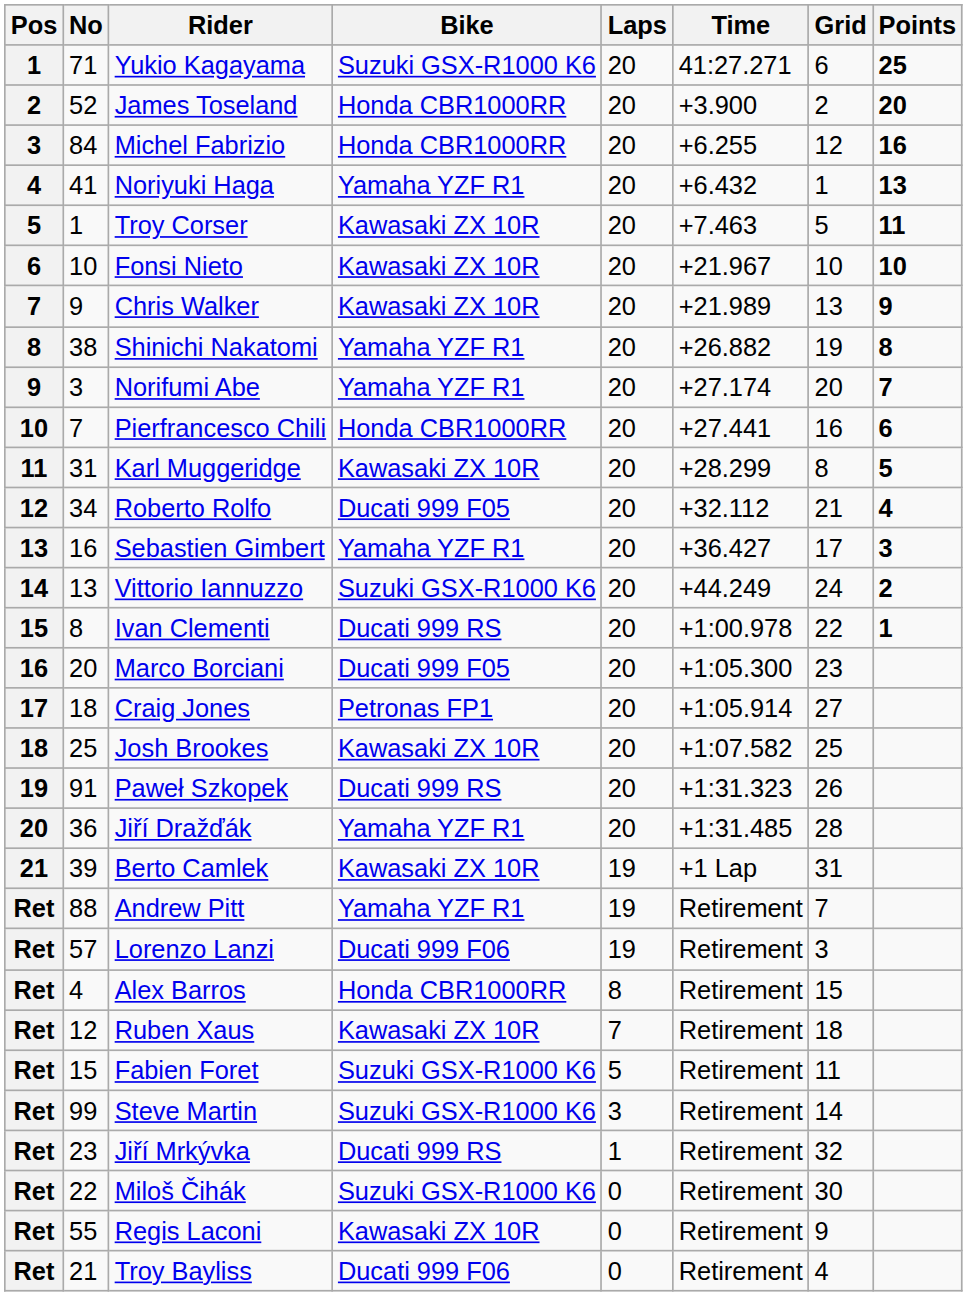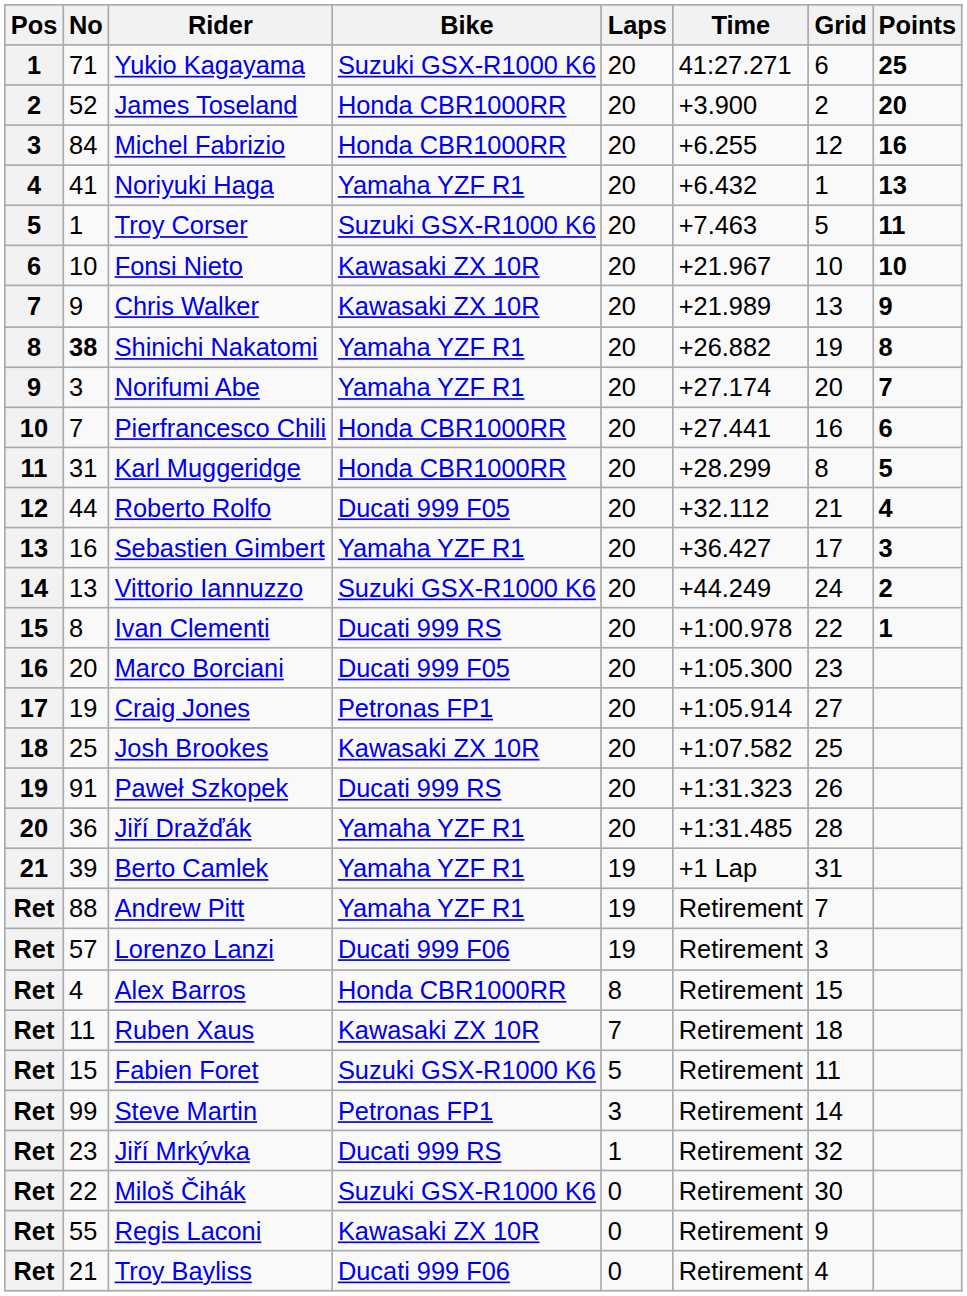(439, 226) Kawasaki ZX 10R -> (467, 226) Suzuki GSX-R1000 K6
(83, 347) normal -> (83, 347) bold
(439, 467) Kawasaki ZX 10R -> (452, 467) Honda CBR1000RR
(83, 507) 34 -> (83, 507) 44
(83, 708) 18 -> (83, 708) 19
(439, 869) Kawasaki ZX 10R -> (431, 869) Yamaha YZF R1
(83, 1030) 12 -> (82, 1030) 11
(467, 1110) Suzuki GSX-R1000 K6 -> (415, 1110) Petronas FP1
